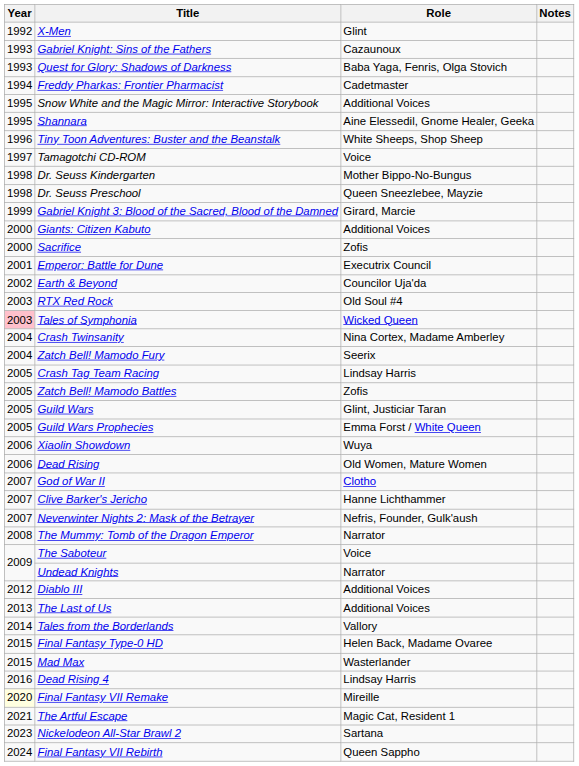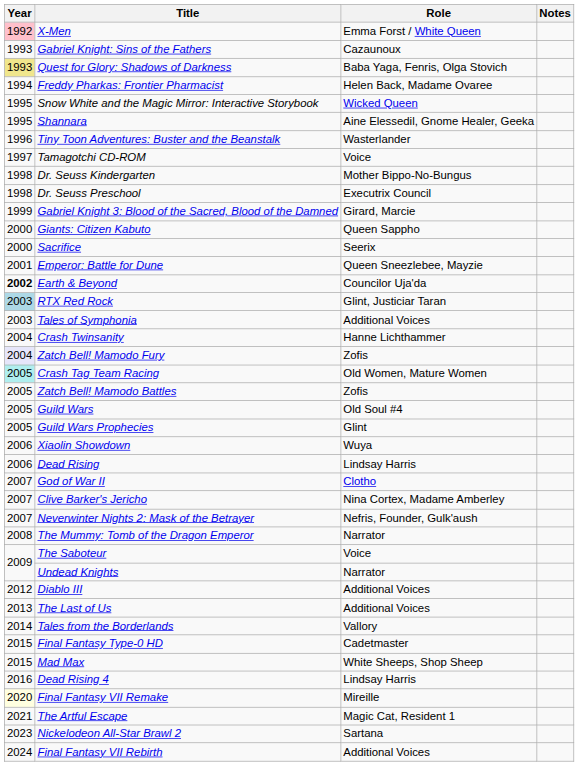(20, 31) no background -> (20, 31) pink background
(355, 31) Glint -> (412, 31) Emma Forst / White Queen
(20, 67) no background -> (20, 67) khaki background
(376, 85) Cadetmaster -> (418, 85) Helen Back, Madame Ovaree
(387, 103) Additional Voices -> (381, 103) Wicked Queen
(413, 139) White Sheeps, Shop Sheep -> (377, 139) Wasterlander
(413, 193) Queen Sneezlebee, Mayzie -> (387, 193) Executrix Council
(387, 229) Additional Voices -> (382, 229) Queen Sappho
(356, 247) Zofis -> (359, 247) Seerix
(387, 265) Executrix Council -> (413, 265) Queen Sneezlebee, Mayzie
(20, 283) normal -> (20, 283) bold
(20, 301) no background -> (20, 301) lightblue background
(373, 301) Old Soul #4 -> (395, 301) Glint, Justiciar Taran
(20, 319) pink background -> (20, 319) no background
(381, 319) Wicked Queen -> (387, 319) Additional Voices
(424, 337) Nina Cortex, Madame Amberley -> (394, 337) Hanne Lichthammer
(20, 355) no background -> (20, 355) lavender background
(359, 355) Seerix -> (356, 355) Zofis
(20, 373) no background -> (20, 373) paleturquoise background
(380, 373) Lindsay Harris -> (415, 373) Old Women, Mature Women
(395, 409) Glint, Justiciar Taran -> (373, 409) Old Soul #4
(412, 427) Emma Forst / White Queen -> (355, 427) Glint
(415, 463) Old Women, Mature Women -> (380, 463) Lindsay Harris
(394, 499) Hanne Lichthammer -> (424, 499) Nina Cortex, Madame Amberley
(418, 644) Helen Back, Madame Ovaree -> (376, 644) Cadetmaster
(377, 662) Wasterlander -> (413, 662) White Sheeps, Shop Sheep
(382, 752) Queen Sappho -> (387, 752) Additional Voices
